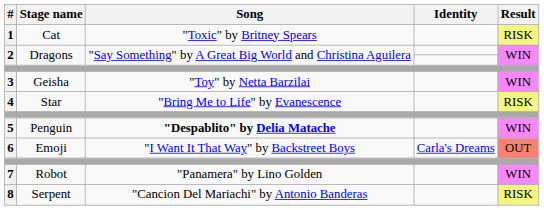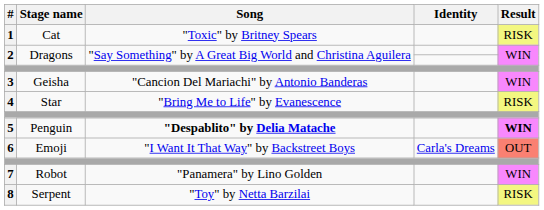(250, 81) "Toy" by Netta Barzilai -> (250, 81) "Cancion Del Mariachi" by Antonio Banderas
(518, 127) normal -> (518, 127) bold
(250, 194) "Cancion Del Mariachi" by Antonio Banderas -> (250, 194) "Toy" by Netta Barzilai
